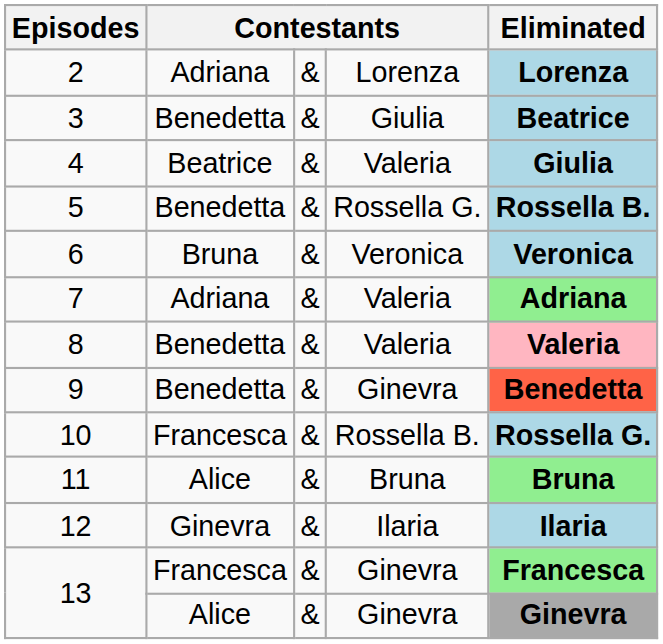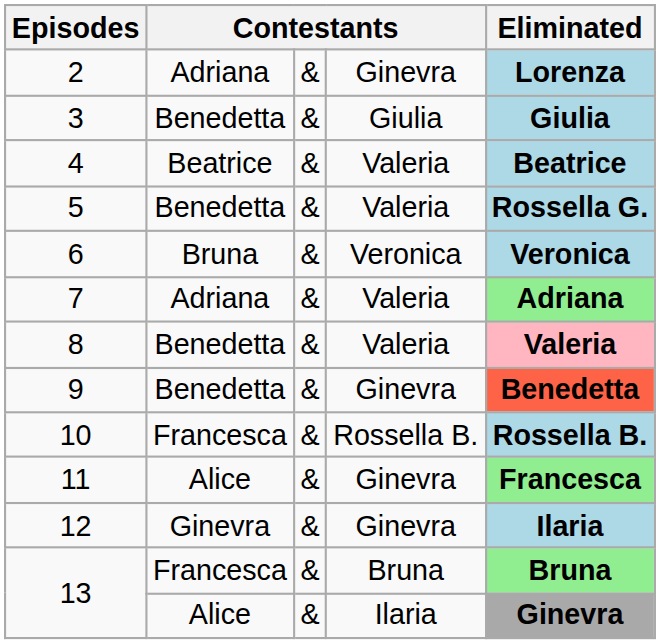(407, 72) Lorenza -> (406, 72) Ginevra
(573, 118) Beatrice -> (570, 118) Giulia
(573, 163) Giulia -> (570, 163) Beatrice
(407, 208) Rossella G. -> (406, 208) Valeria
(573, 208) Rossella B. -> (570, 208) Rossella G.
(573, 434) Rossella G. -> (570, 434) Rossella B.
(407, 480) Bruna -> (406, 480) Ginevra
(573, 480) Bruna -> (570, 480) Francesca
(407, 525) Ilaria -> (406, 525) Ginevra
(407, 570) Ginevra -> (406, 570) Bruna
(573, 570) Francesca -> (570, 570) Bruna
(407, 615) Ginevra -> (406, 615) Ilaria
